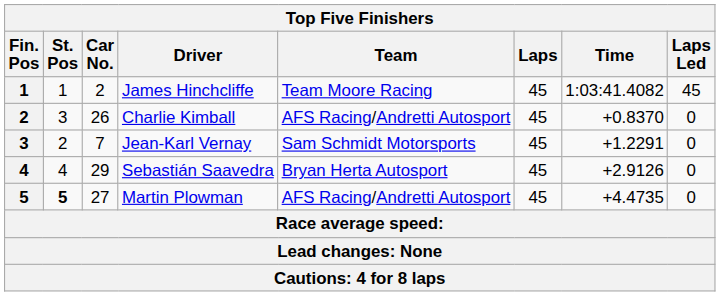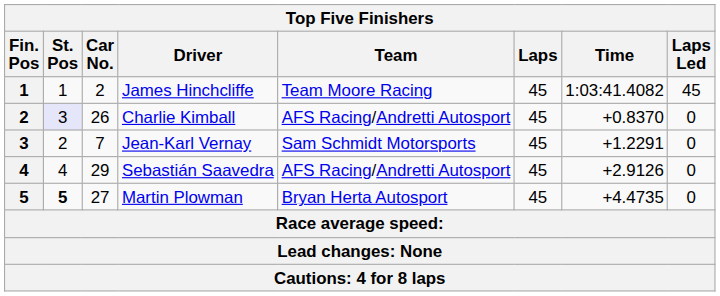(63, 117) no background -> (63, 117) lavender background
(365, 171) Bryan Herta Autosport -> (396, 171) AFS Racing/Andretti Autosport
(396, 197) AFS Racing/Andretti Autosport -> (365, 197) Bryan Herta Autosport
